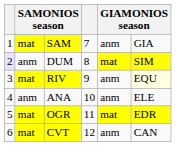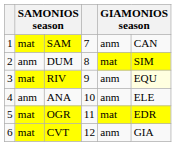(144, 43) GIA -> (146, 43) CAN
(10, 61) lavender background -> (10, 61) no background
(146, 132) CAN -> (144, 132) GIA
